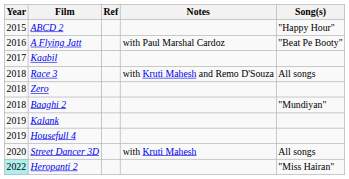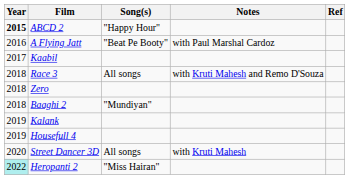columns swapped: (310, 12) <-> (111, 12)
(16, 27) normal -> (16, 27) bold
